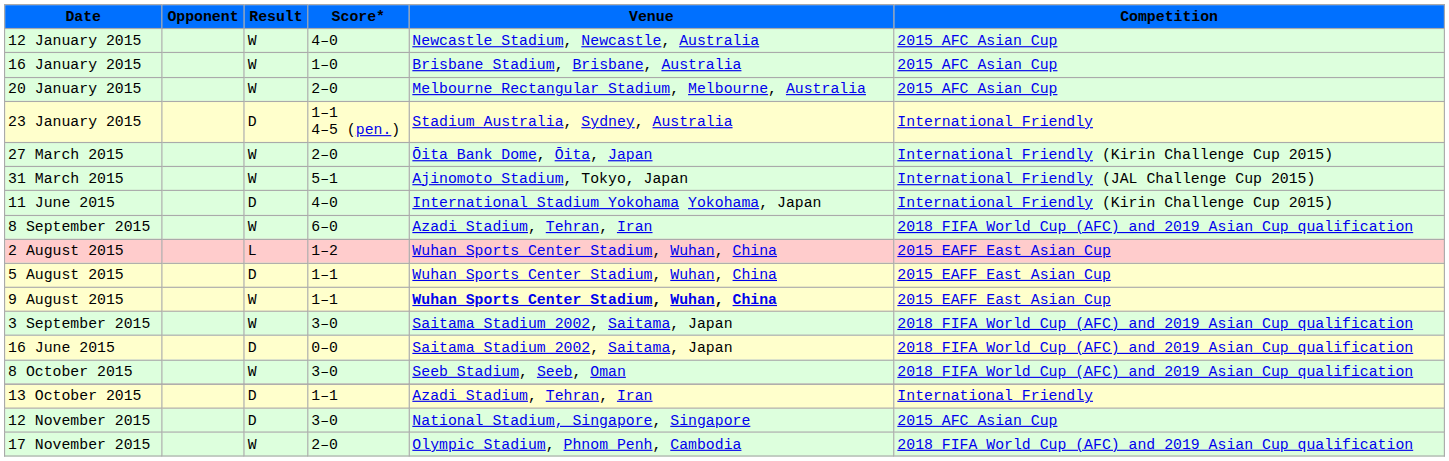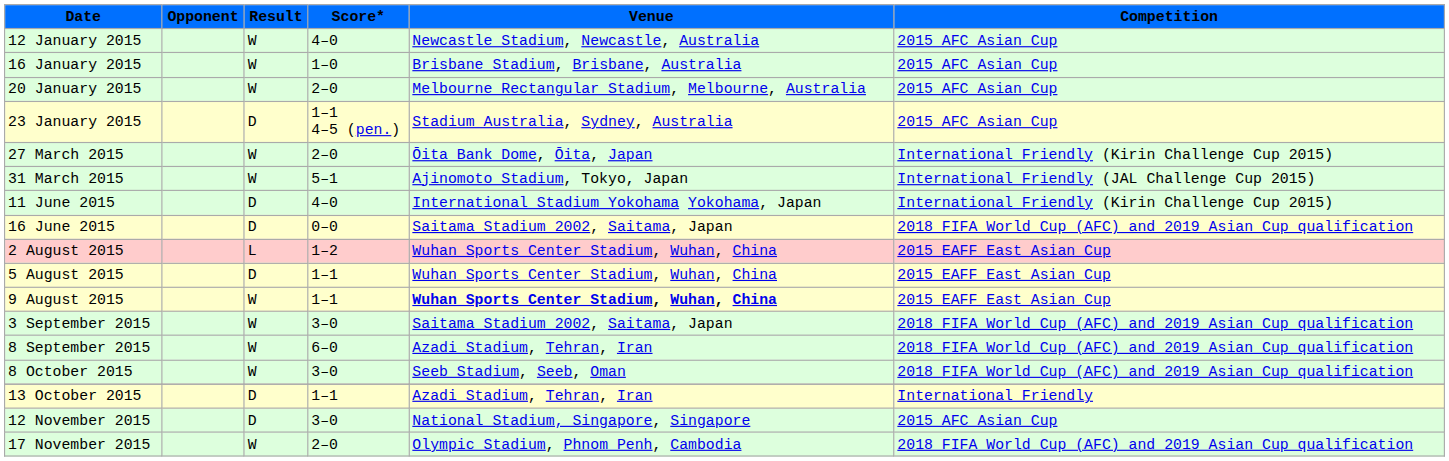(995, 122) International Friendly -> (977, 122) 2015 AFC Asian Cup
rows swapped: (61, 348) <-> (79, 227)
